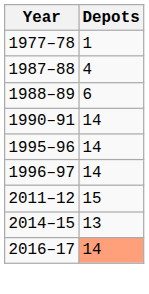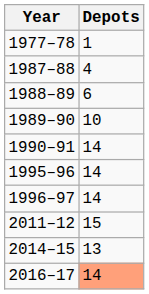+ row: (42, 121)
